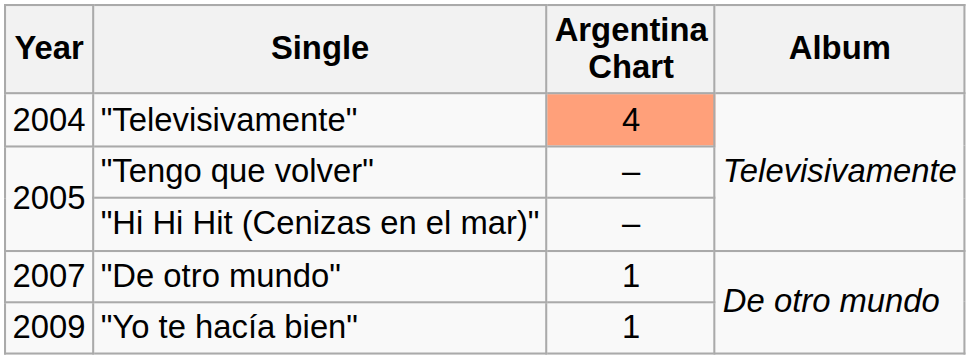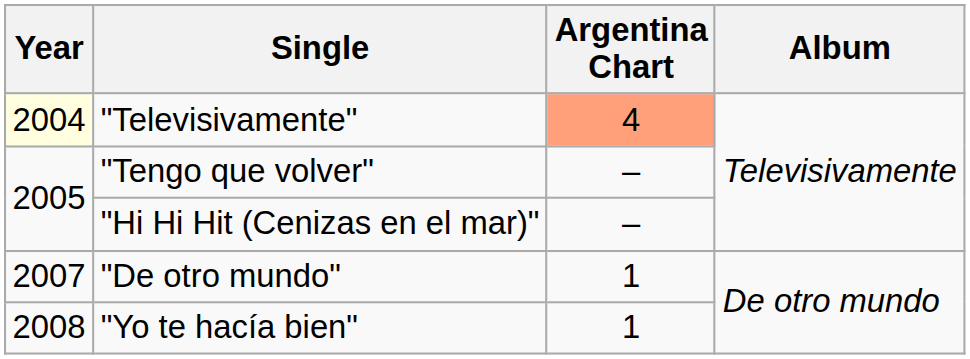(49, 119) no background -> (49, 119) lightyellow background
(49, 327) 2009 -> (49, 327) 2008
